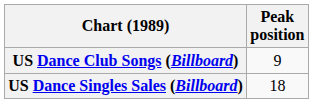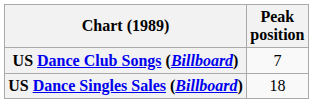(277, 60) 9 -> (277, 60) 7
